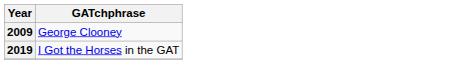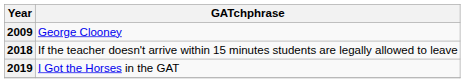+ row: (20, 50)
